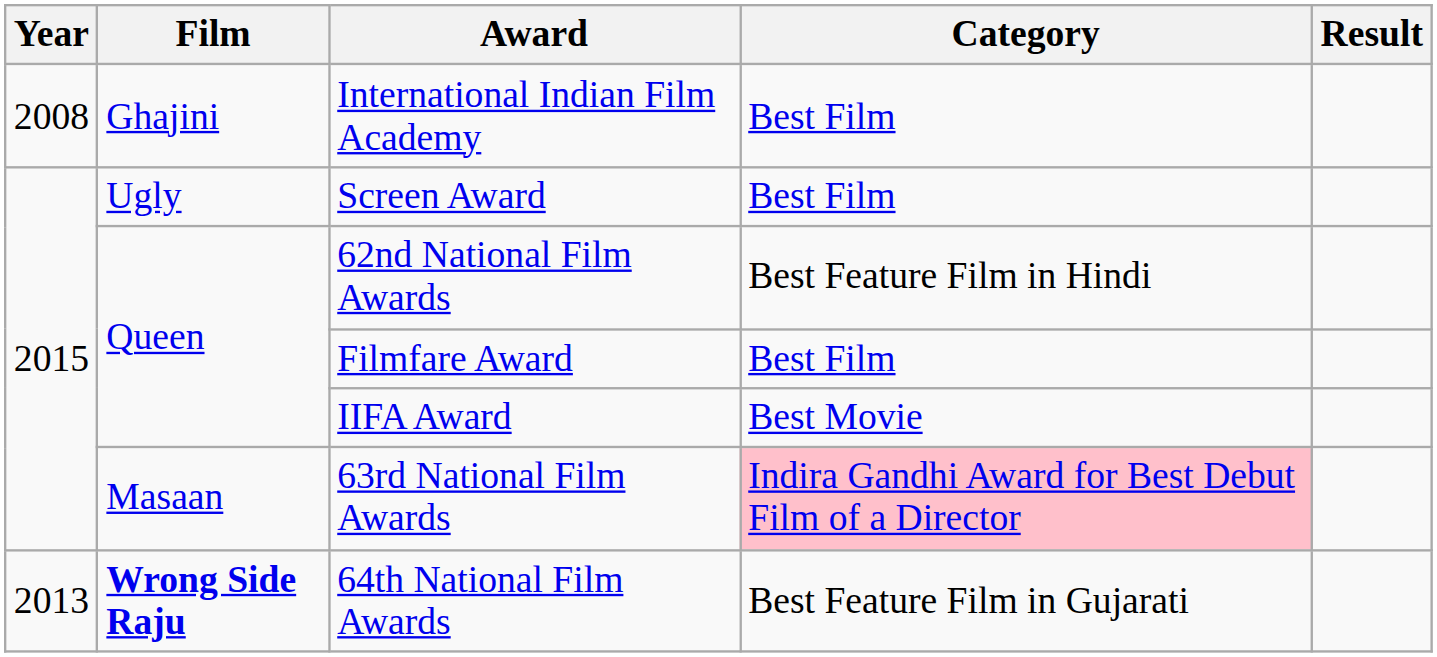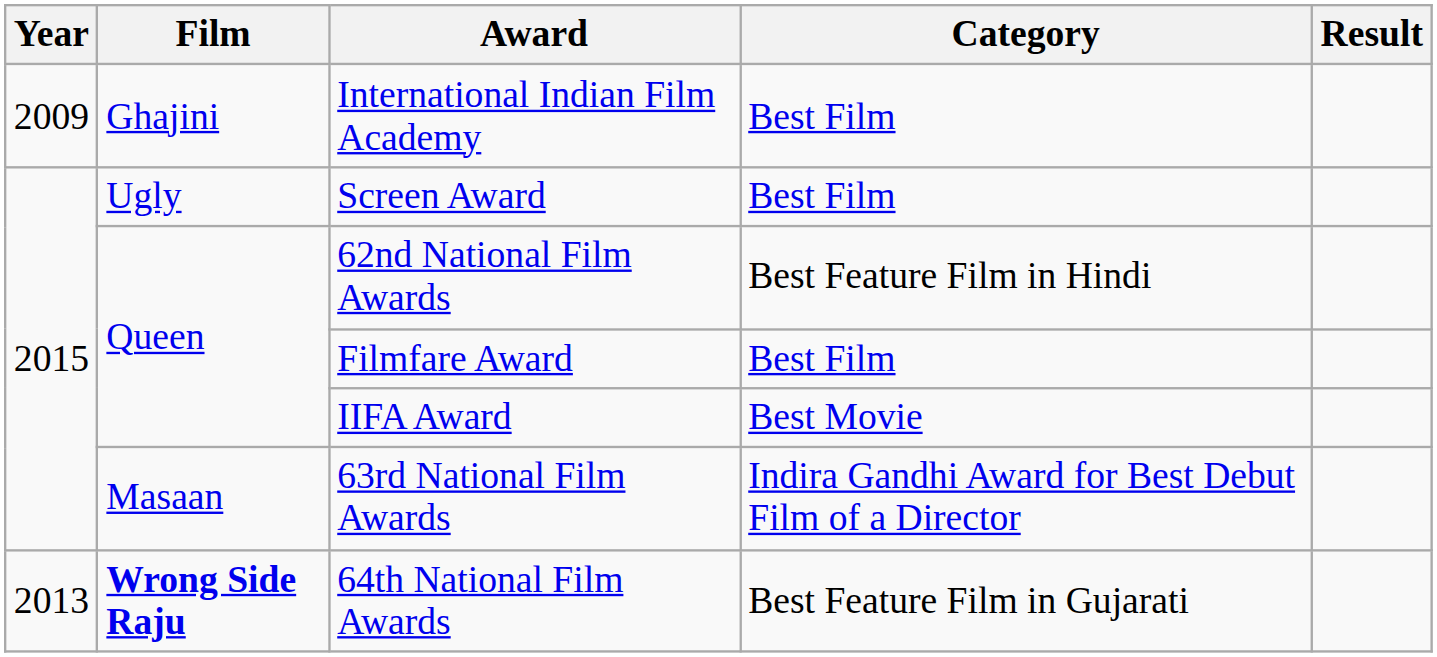(51, 115) 2008 -> (51, 115) 2009
(1022, 497) pink background -> (1022, 497) no background
